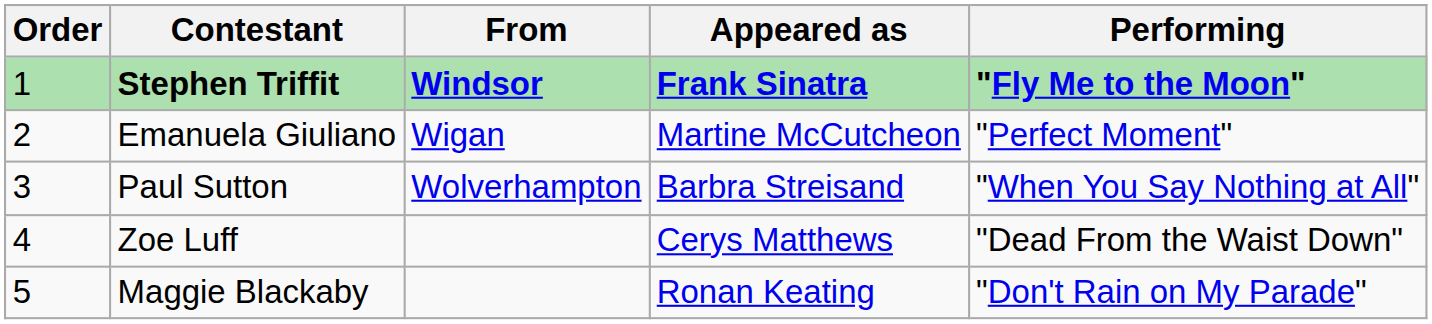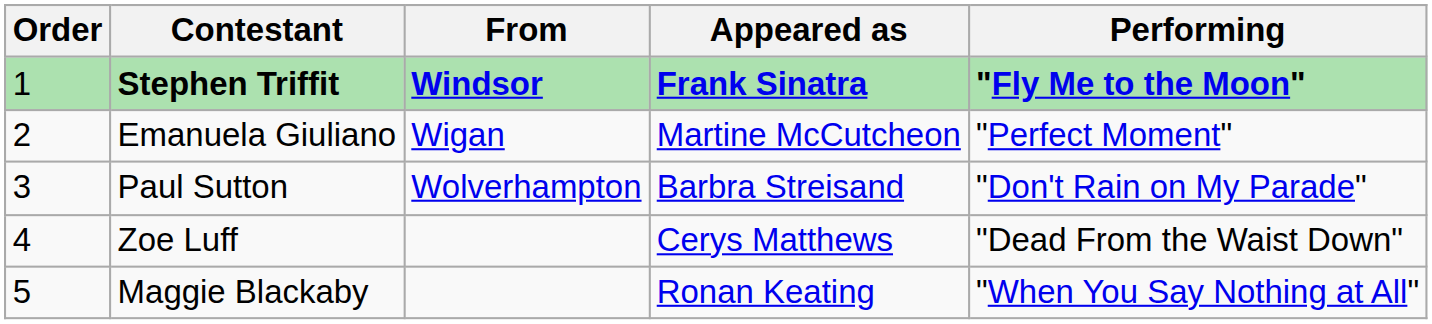(1198, 187) "When You Say Nothing at All" -> (1171, 187) "Don't Rain on My Parade"
(1171, 291) "Don't Rain on My Parade" -> (1198, 291) "When You Say Nothing at All"
